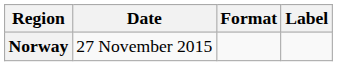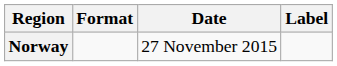columns swapped: (144, 18) <-> (249, 18)
